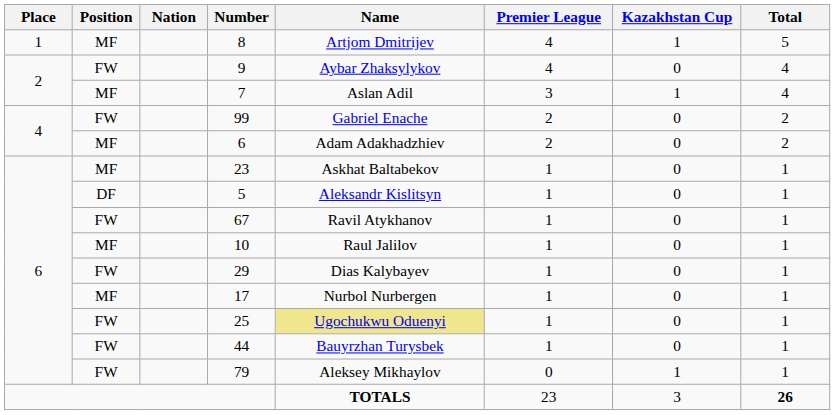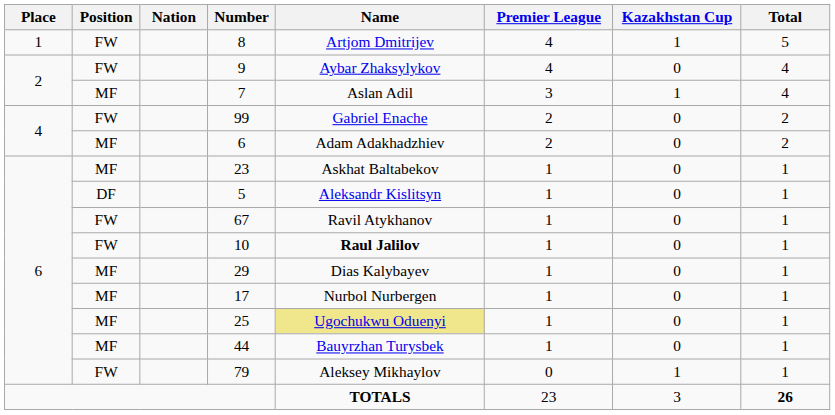(106, 42) MF -> (106, 42) FW
(106, 245) MF -> (106, 245) FW
(380, 245) normal -> (380, 245) bold
(106, 270) FW -> (106, 270) MF
(106, 321) FW -> (106, 321) MF
(106, 346) FW -> (106, 346) MF
